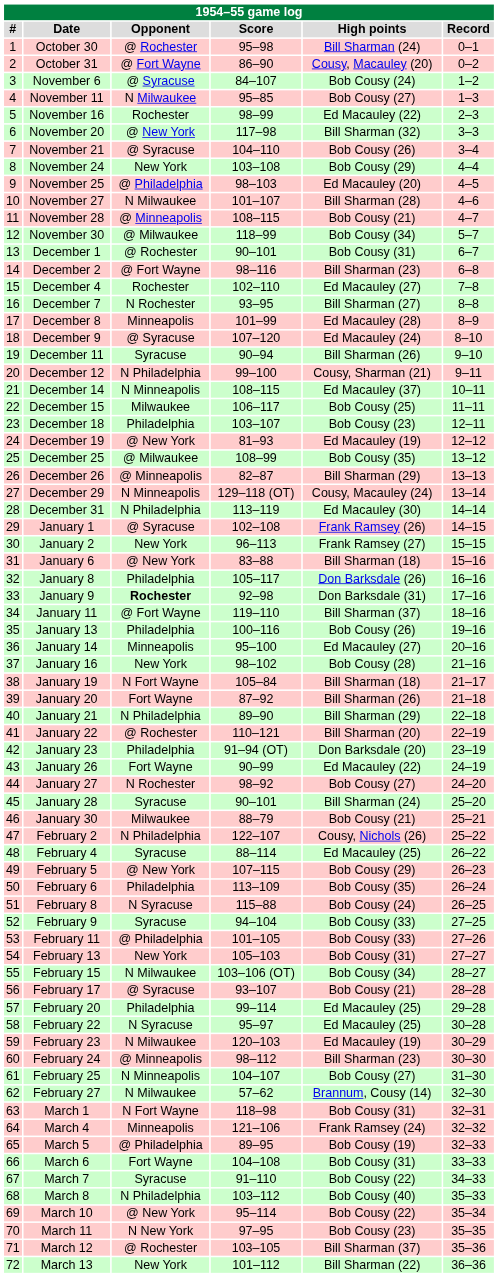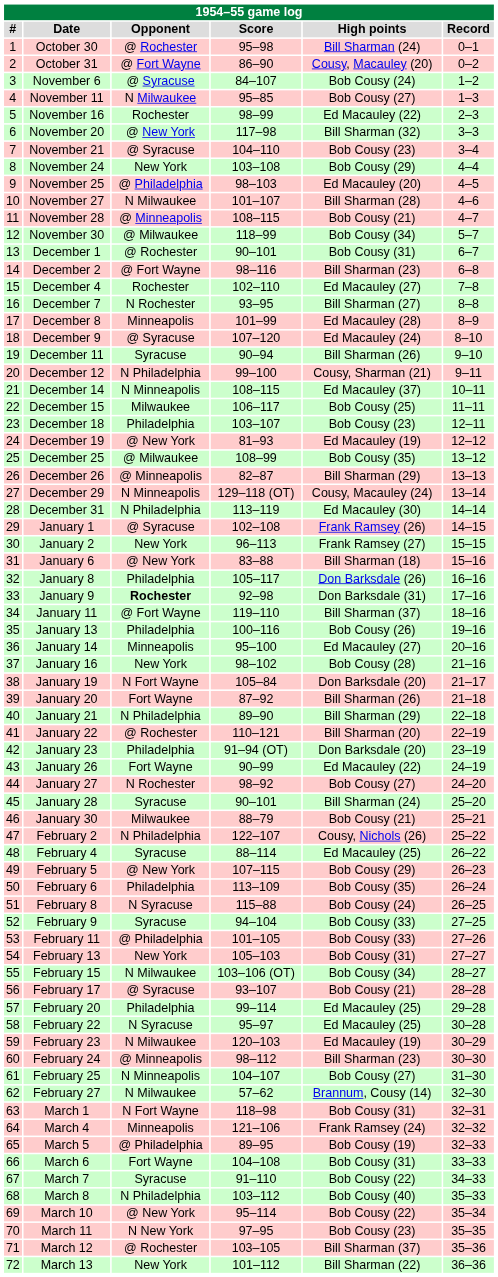(372, 149) Bob Cousy (26) -> (372, 149) Bob Cousy (23)
(372, 681) Bill Sharman (18) -> (372, 681) Don Barksdale (20)
